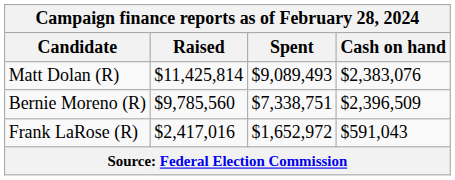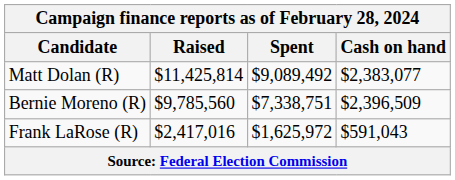(292, 75) $9,089,493 -> (292, 75) $9,089,492
(381, 75) $2,383,076 -> (381, 75) $2,383,077
(292, 132) $1,652,972 -> (292, 132) $1,625,972
